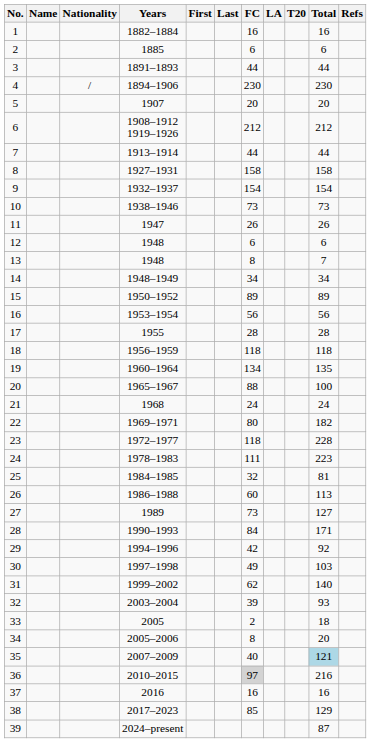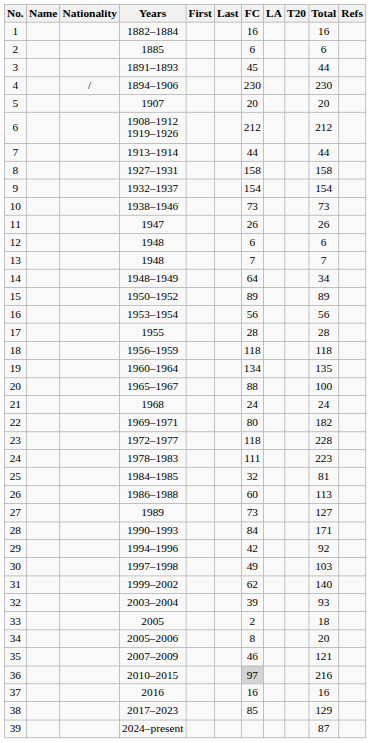(252, 67) 44 -> (252, 67) 45
(252, 260) 8 -> (252, 260) 7
(252, 278) 34 -> (252, 278) 64
(252, 656) 40 -> (252, 656) 46
(324, 656) lightblue background -> (324, 656) no background
